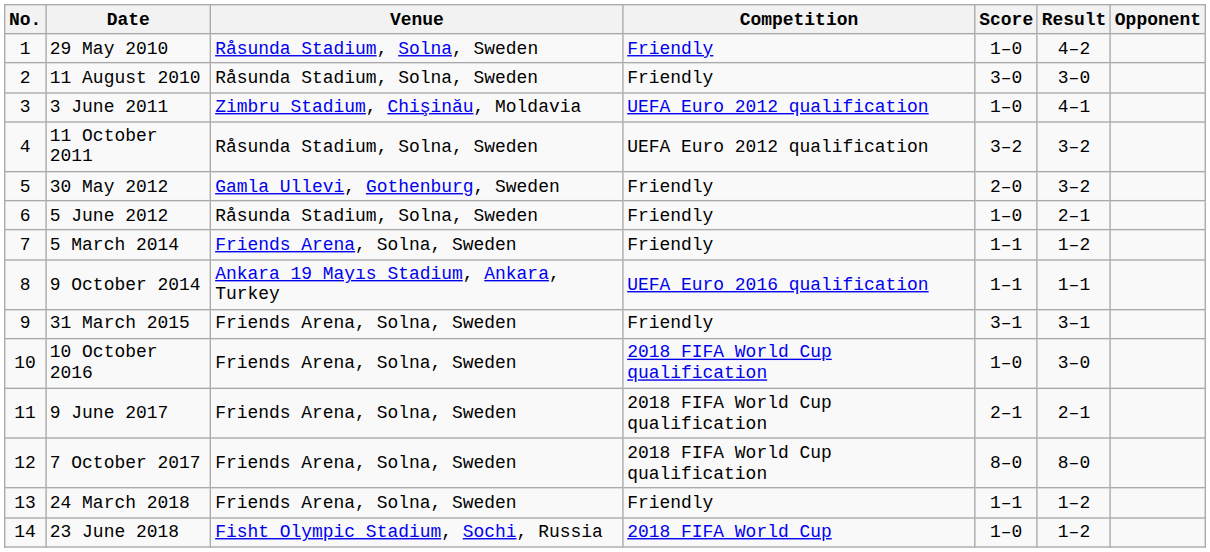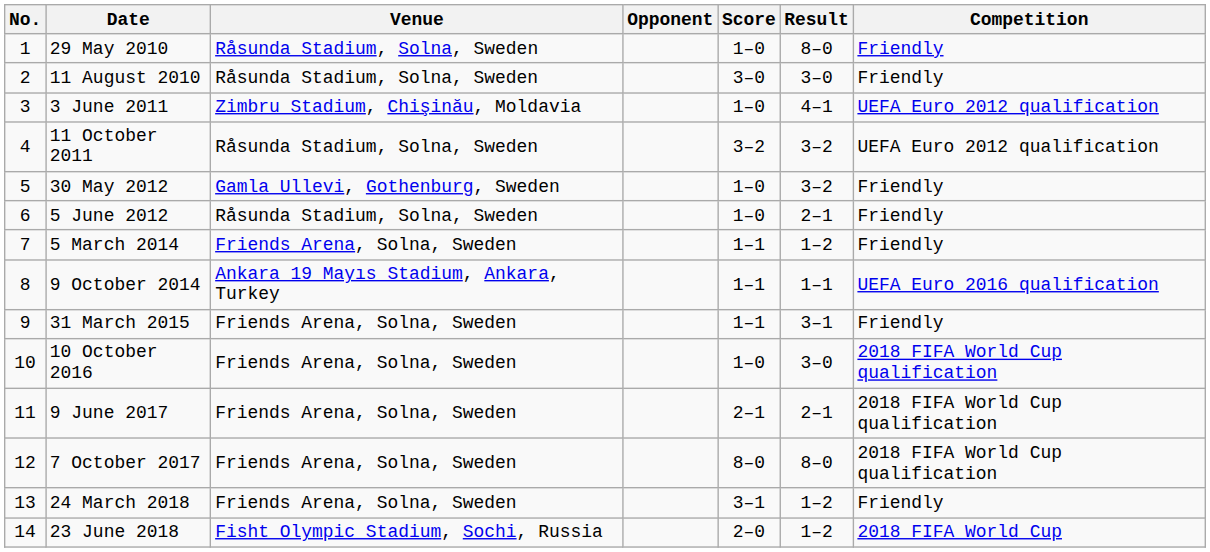columns swapped: (1158, 19) <-> (799, 19)
(1074, 49) 4–2 -> (817, 49) 8–0
(1006, 186) 2–0 -> (749, 186) 1–0
(1006, 324) 3–1 -> (749, 324) 1–1
(1006, 503) 1–1 -> (749, 503) 3–1
(1006, 532) 1–0 -> (749, 532) 2–0
